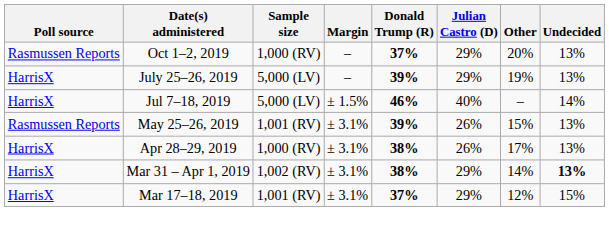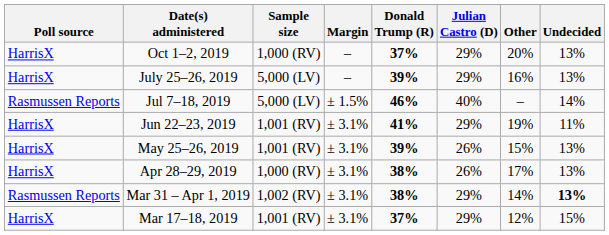(64, 54) Rasmussen Reports -> (31, 54) HarrisX
(520, 77) 19% -> (520, 77) 16%
(31, 101) HarrisX -> (64, 101) Rasmussen Reports
+ row: (188, 124)
(64, 124) Rasmussen Reports -> (31, 148) HarrisX
(31, 171) HarrisX -> (64, 195) Rasmussen Reports
